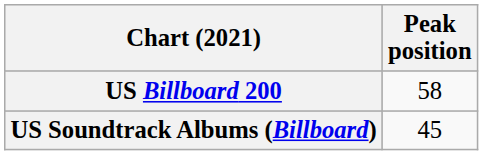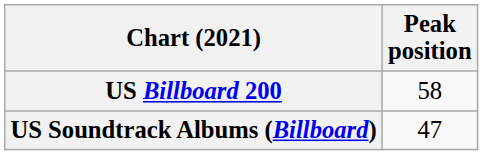(430, 129) 45 -> (430, 129) 47
